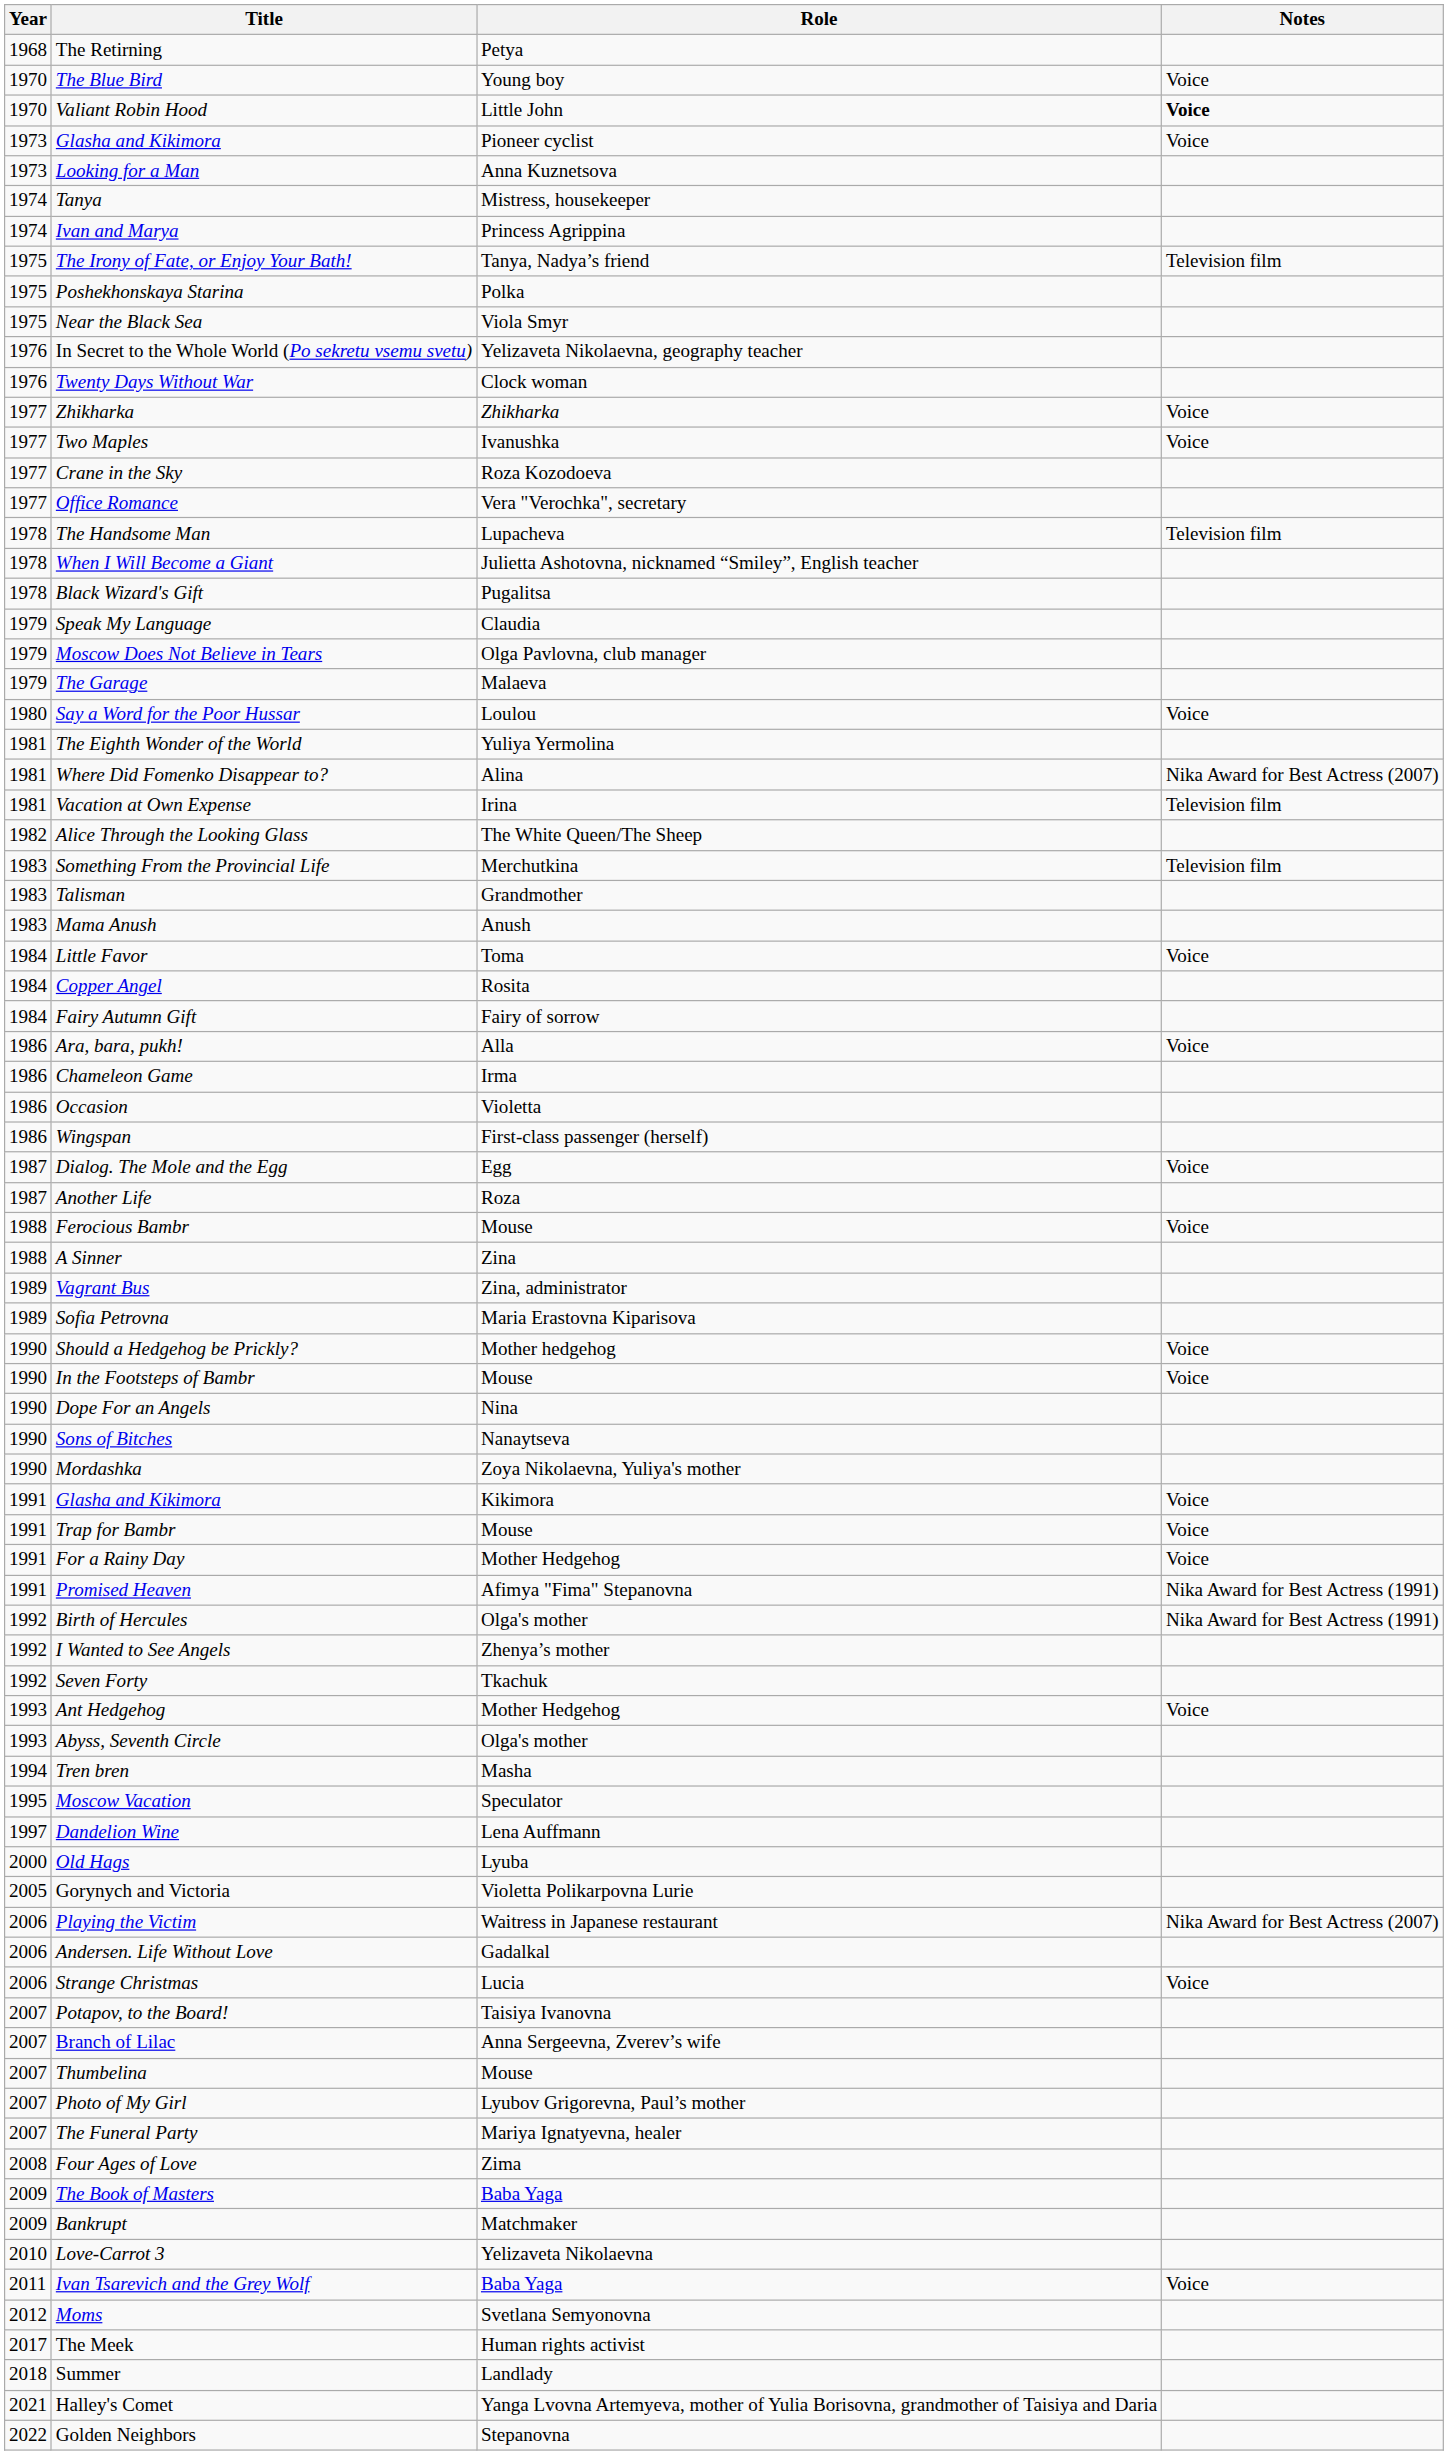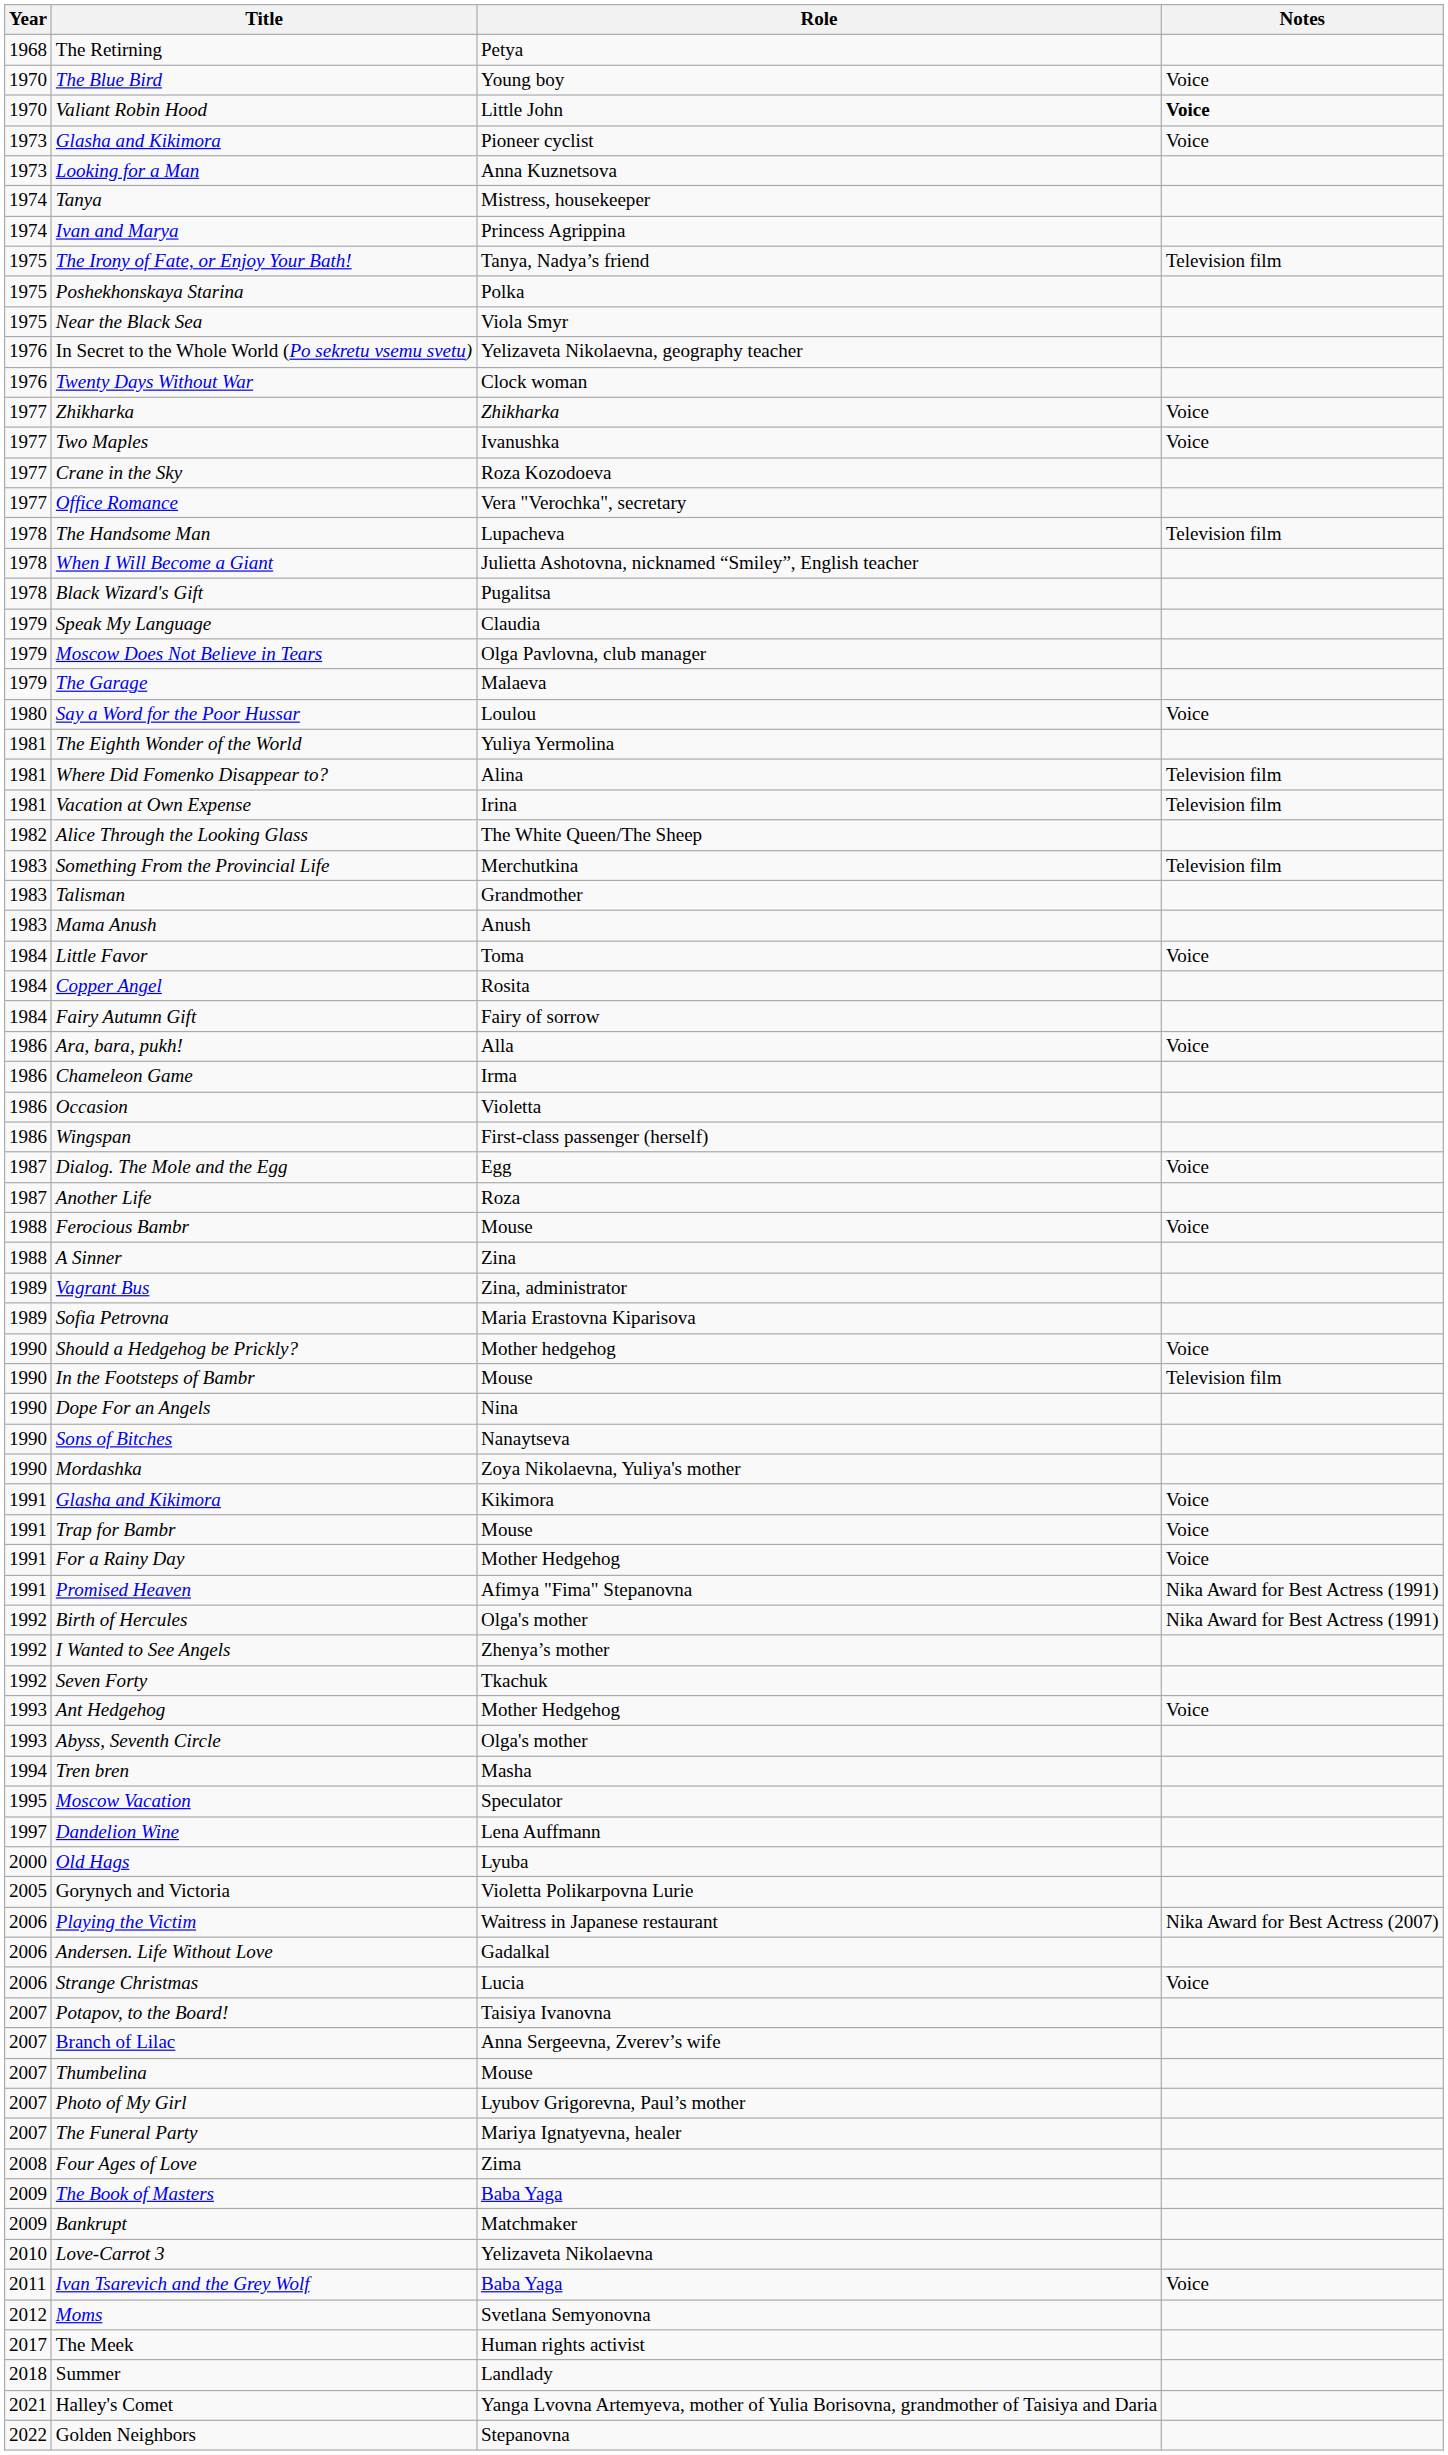(1302, 774) Nika Award for Best Actress (2007) -> (1224, 774) Television film
(1187, 1378) Voice -> (1224, 1378) Television film
